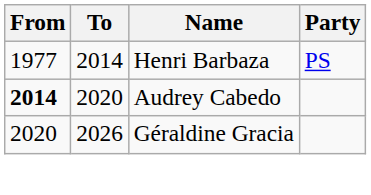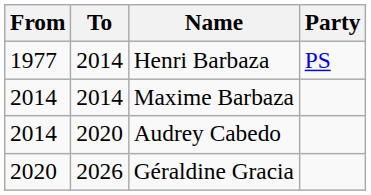+ row: (214, 97)
(33, 97) bold -> (33, 134) normal
